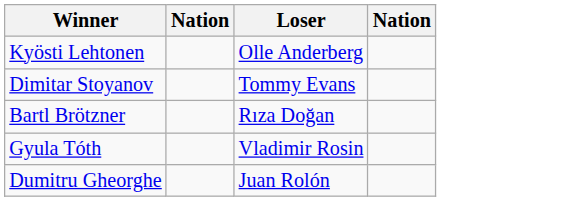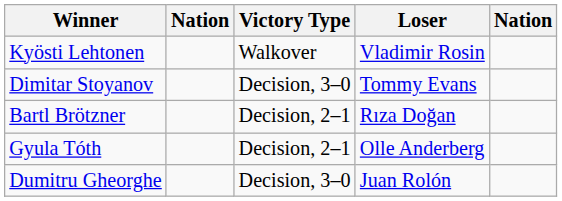+ column: (295, 20)
(301, 52) Olle Anderberg -> (422, 52) Vladimir Rosin
(301, 148) Vladimir Rosin -> (422, 148) Olle Anderberg
